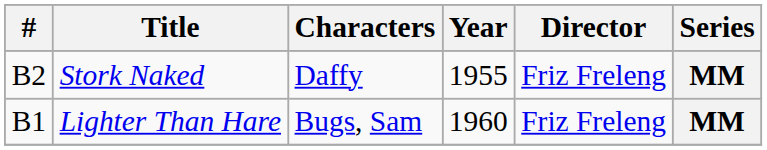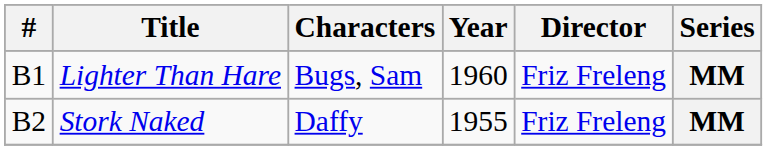rows swapped: (170, 121) <-> (132, 74)
